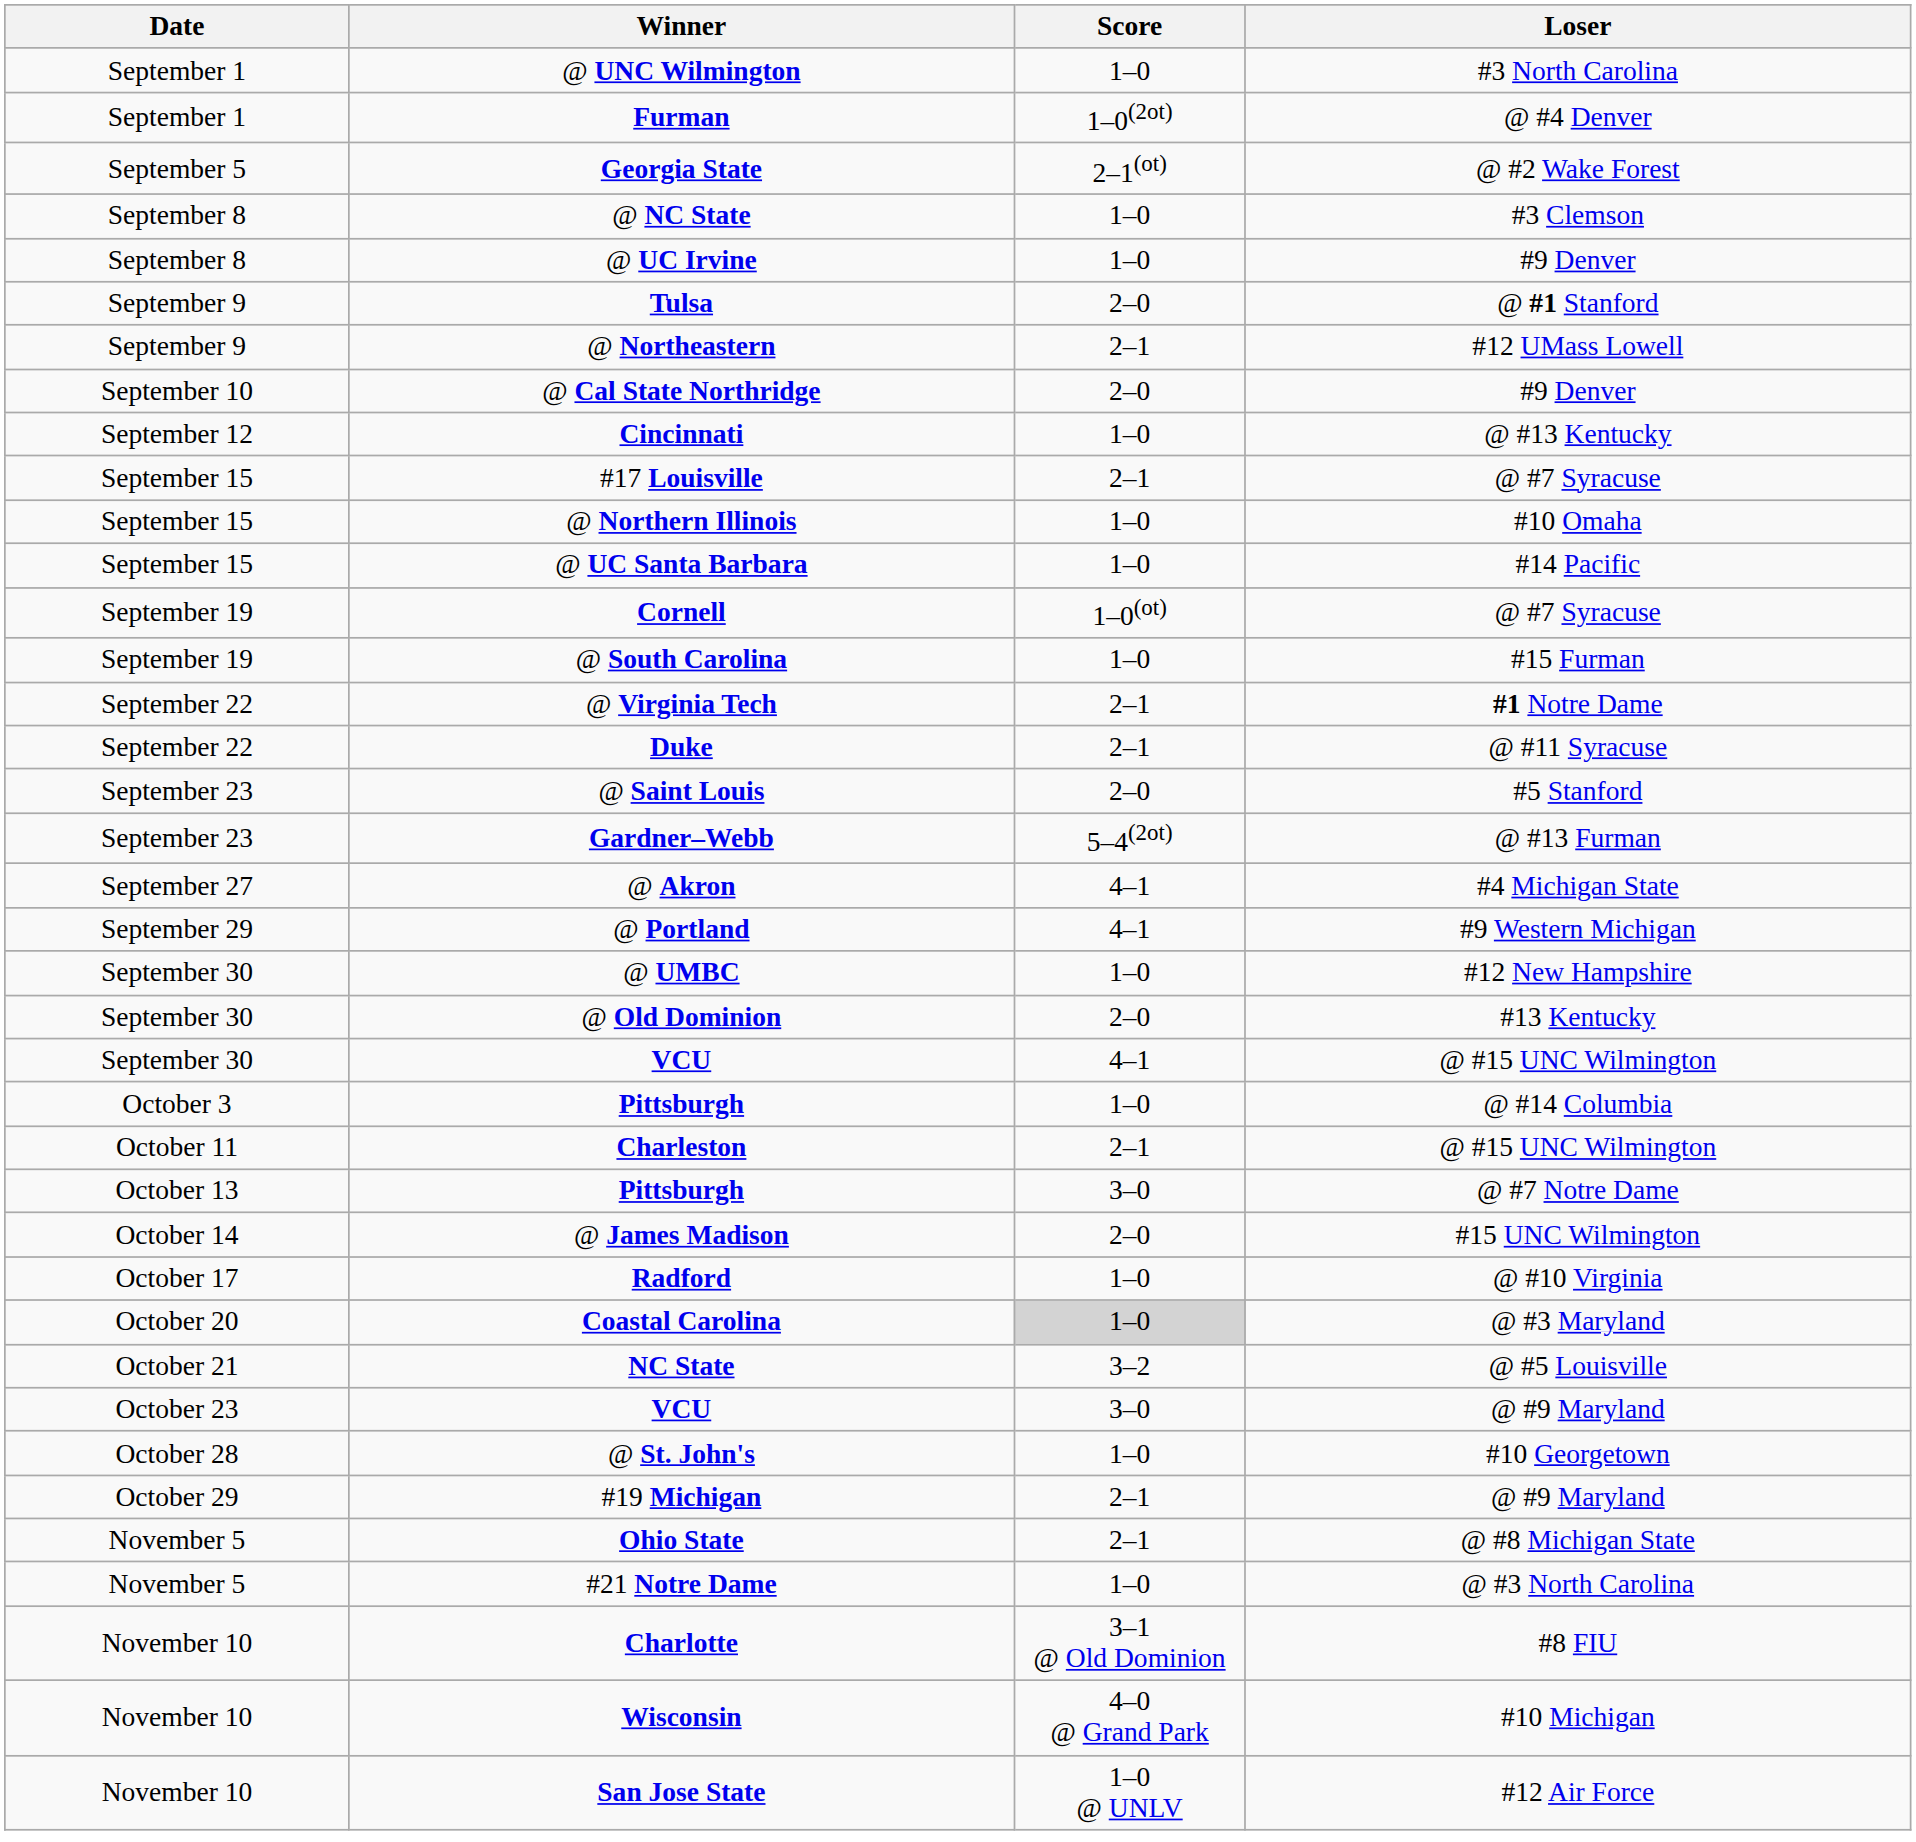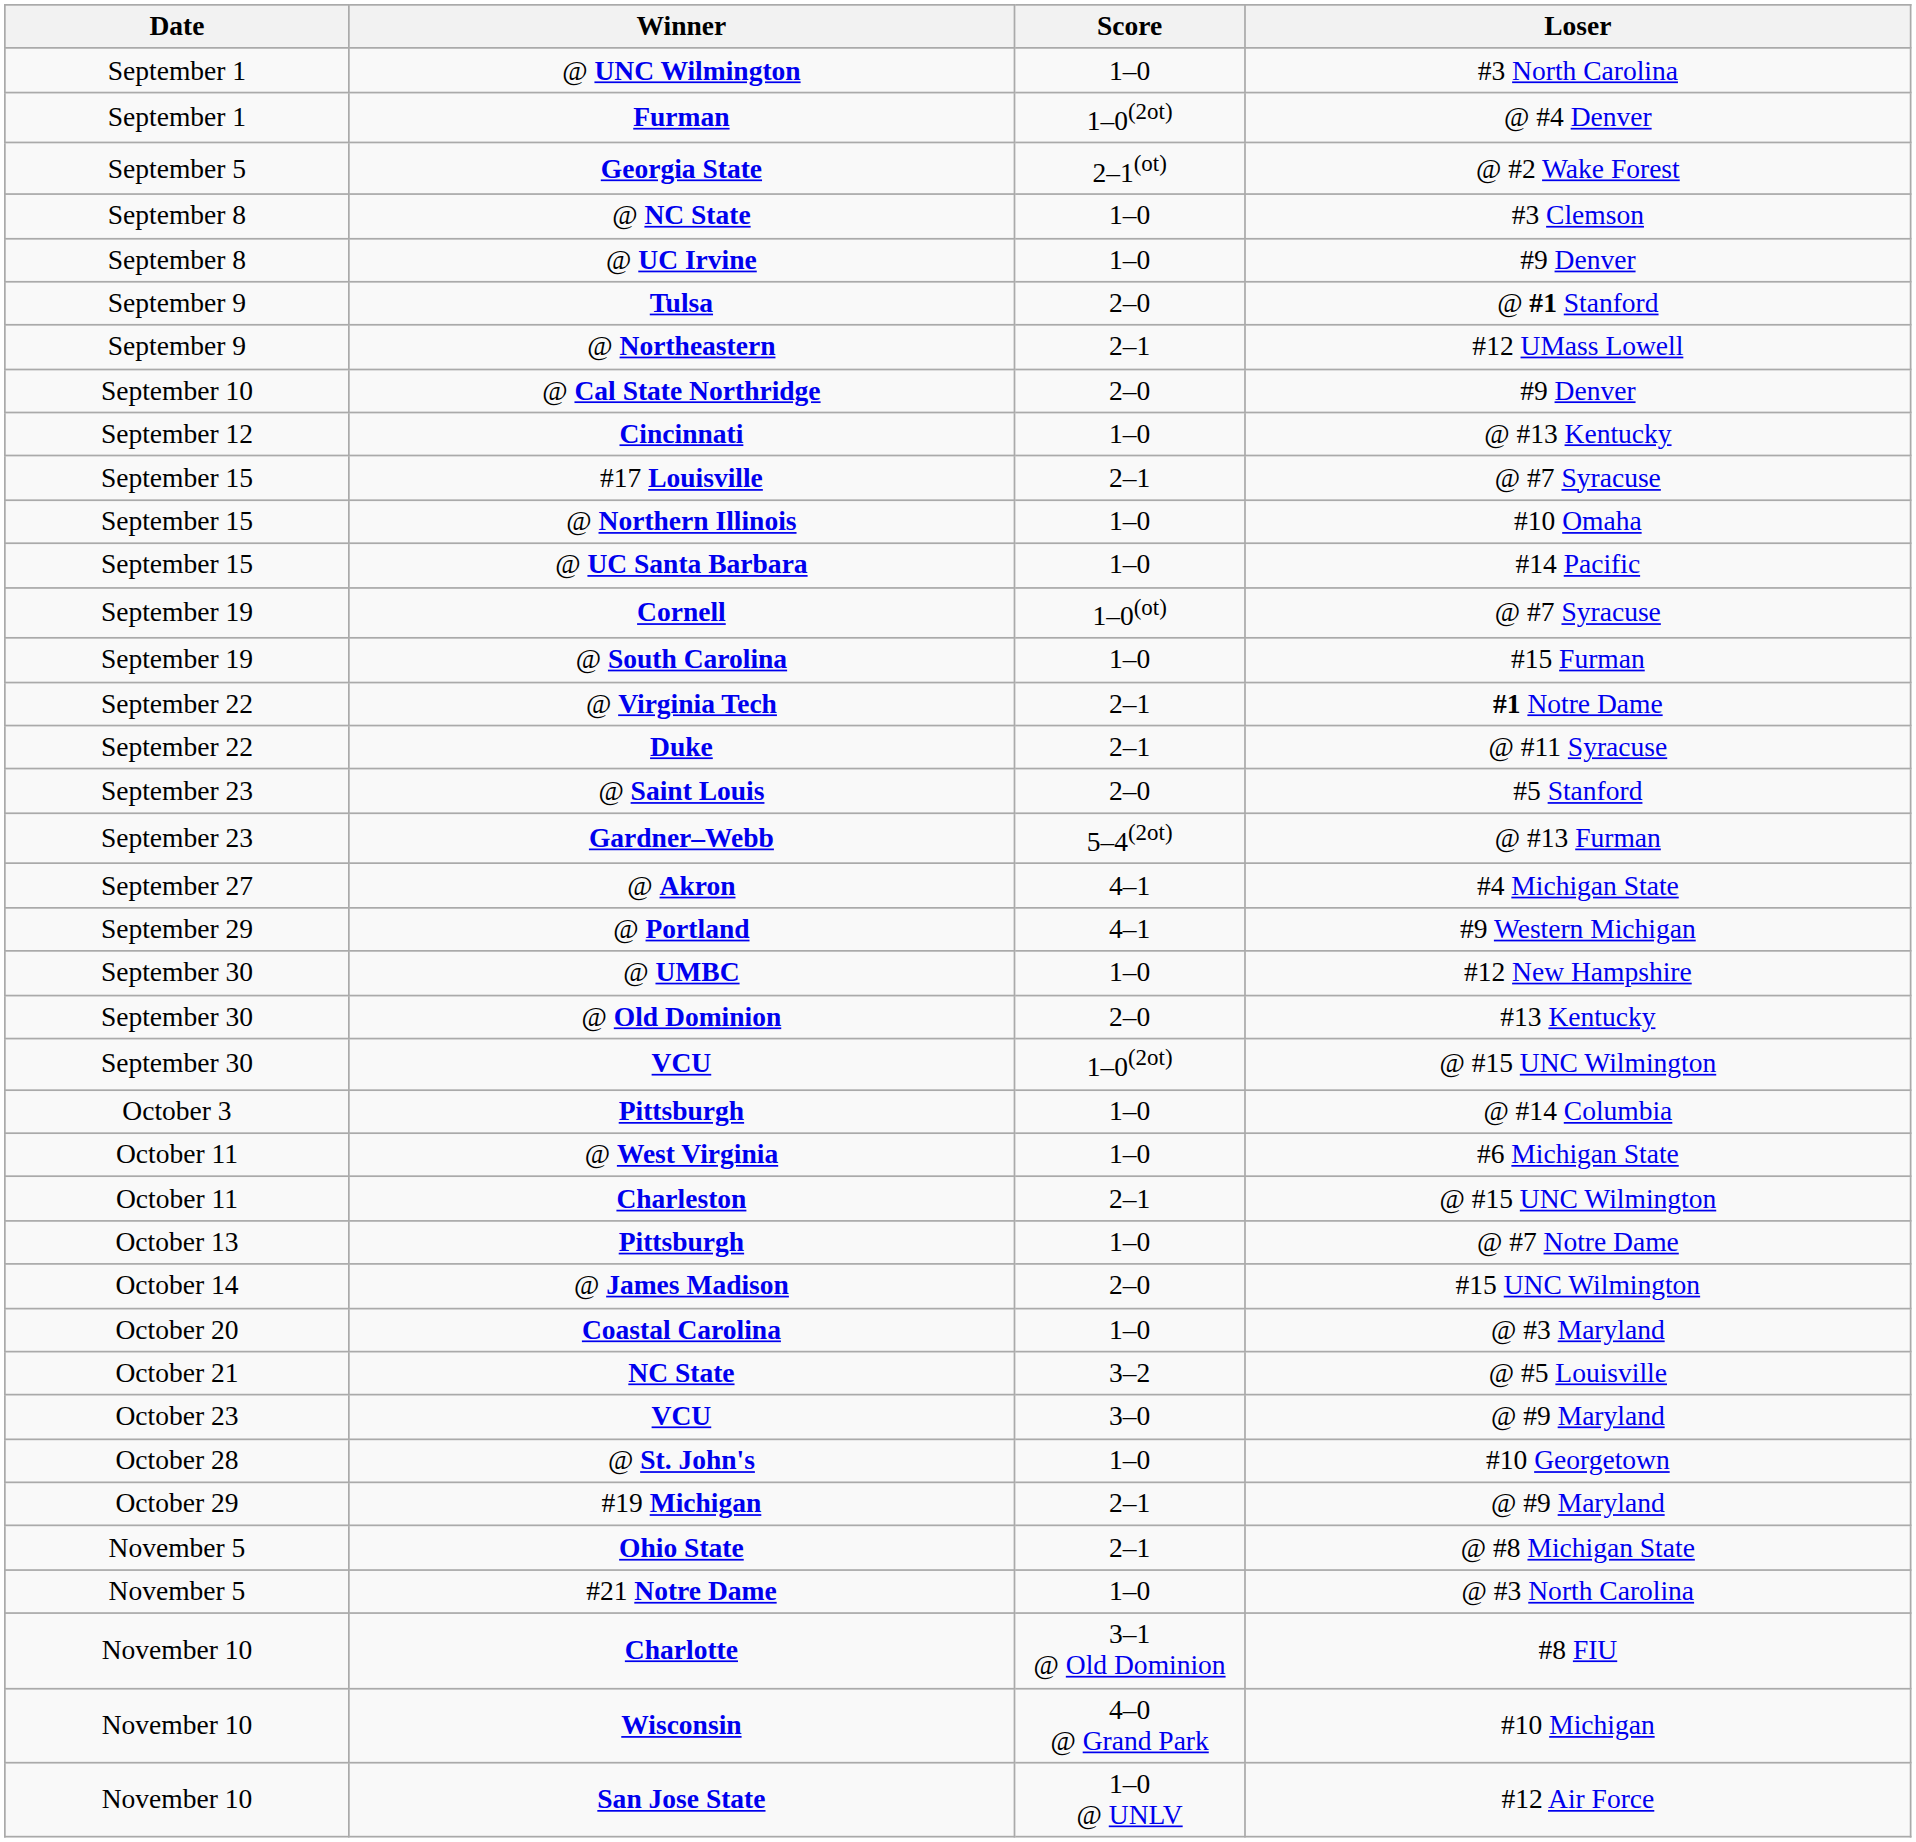(1130, 1059) 4–1 -> (1130, 1063) 1–0(2ot)
+ row: (681, 1154)
(1130, 1190) 3–0 -> (1130, 1241) 1–0
- row: (681, 1278)
(1130, 1321) lightgrey background -> (1130, 1329) no background
